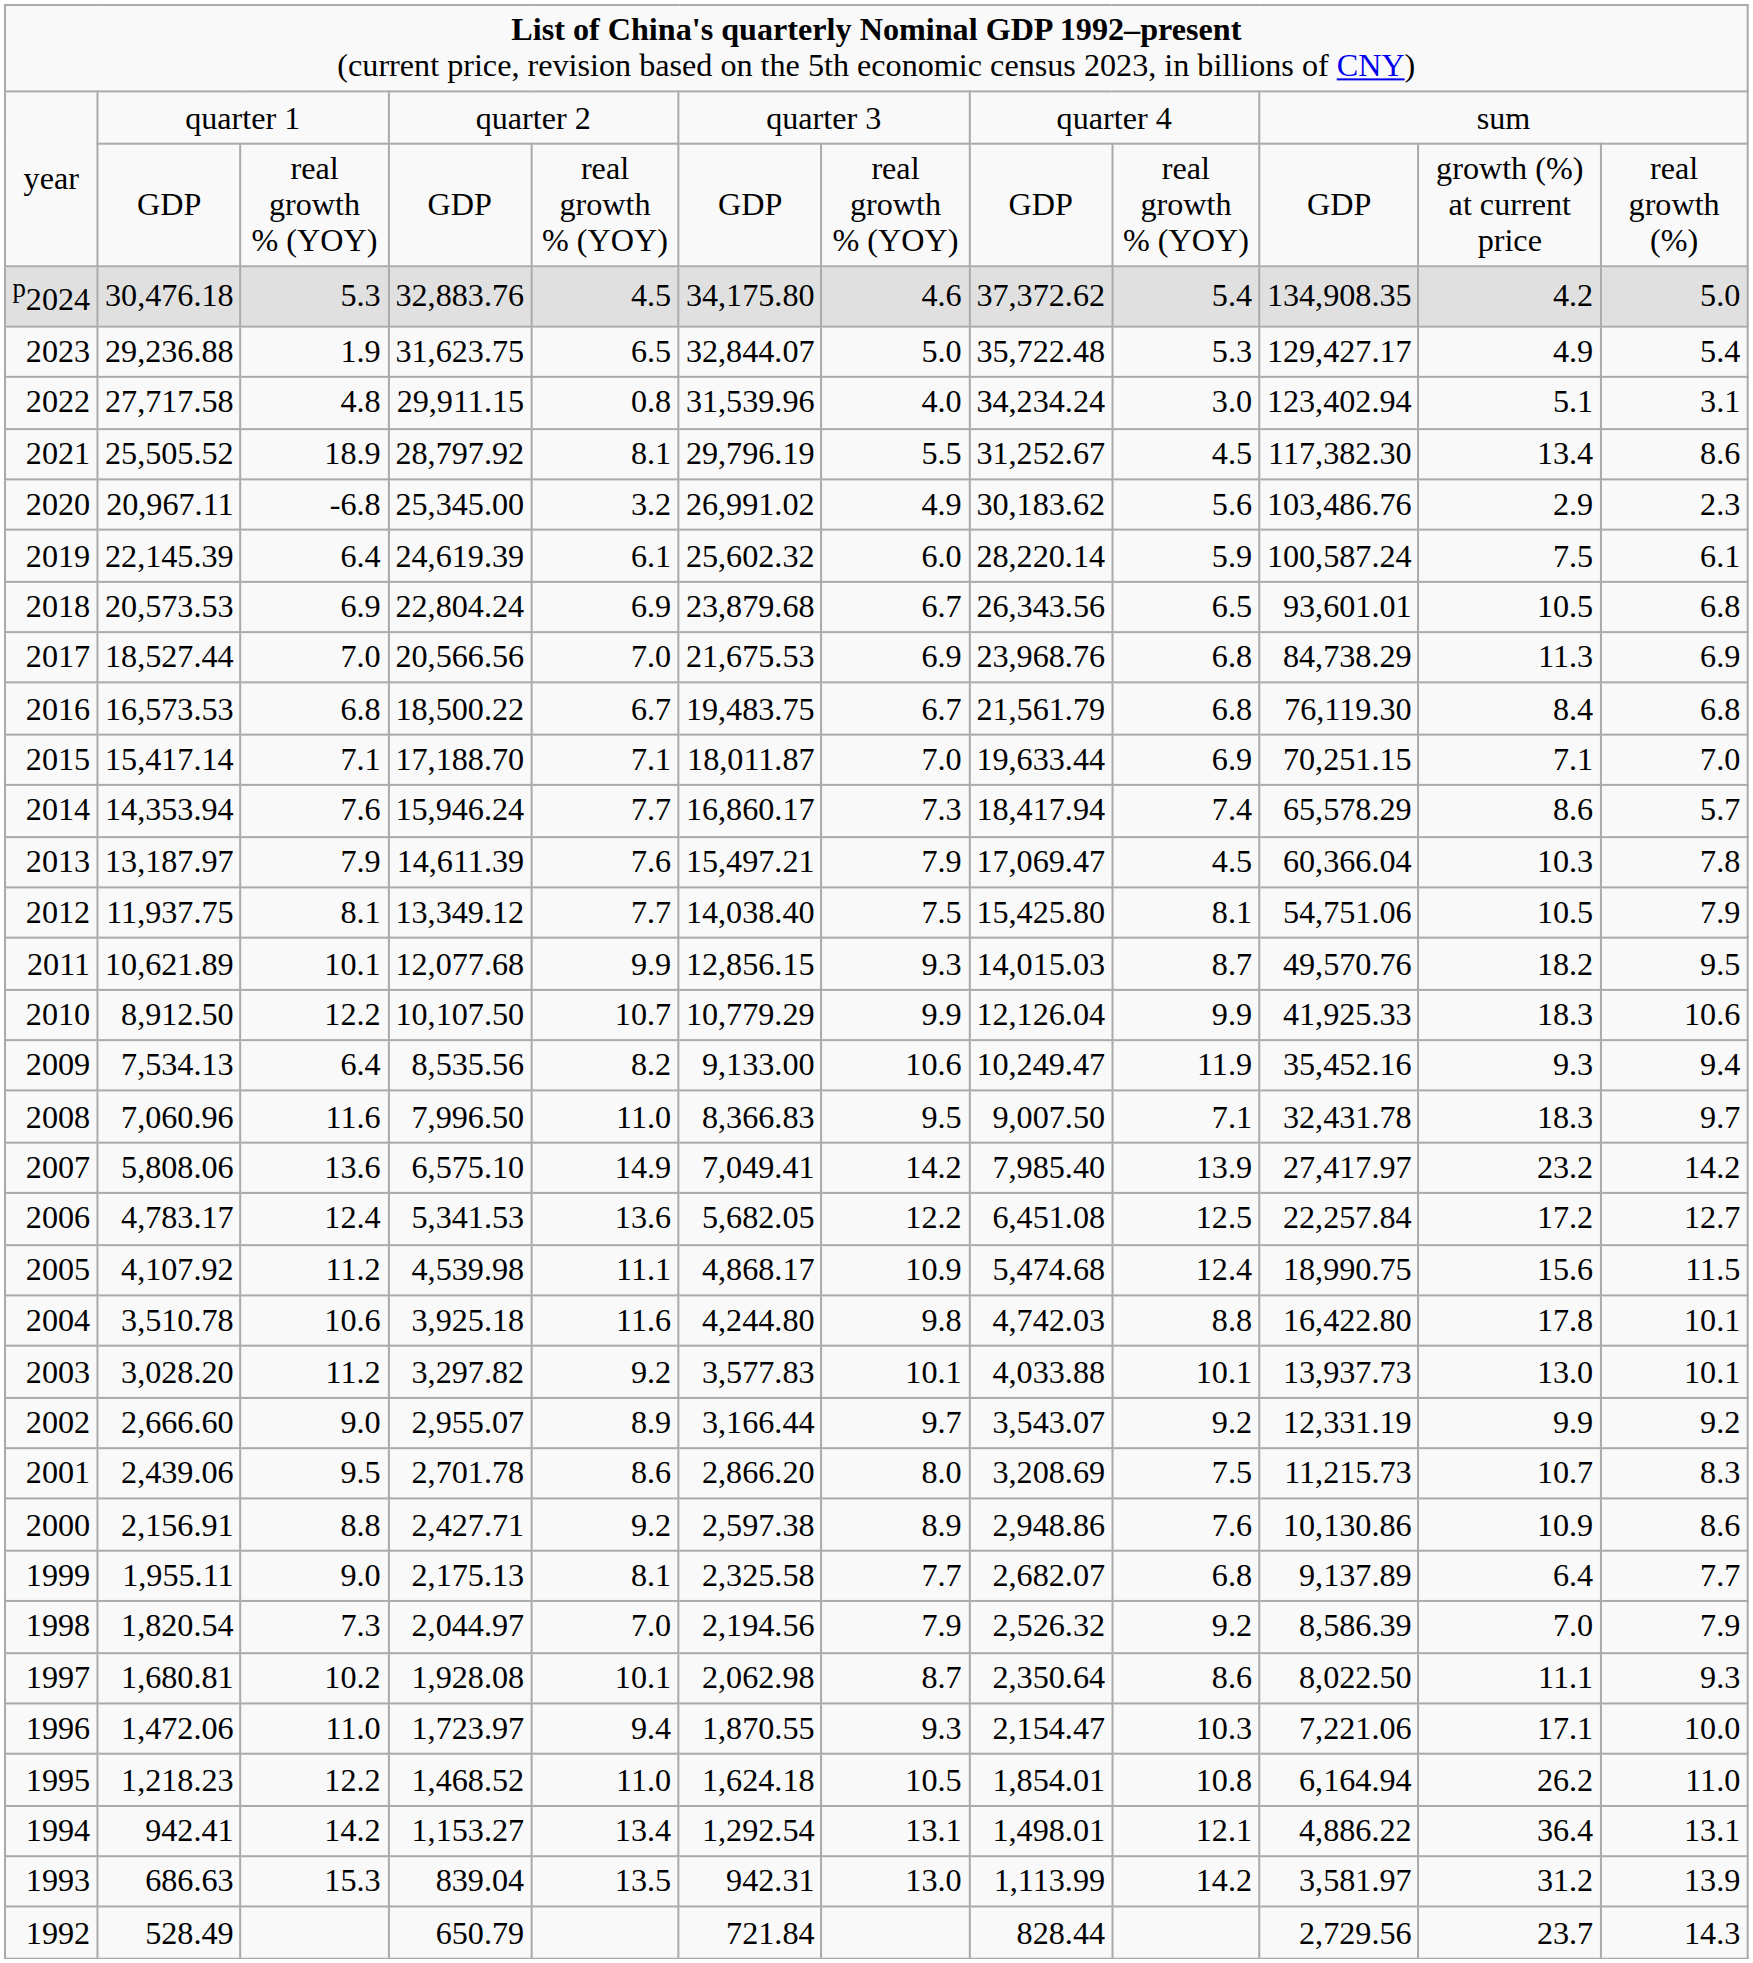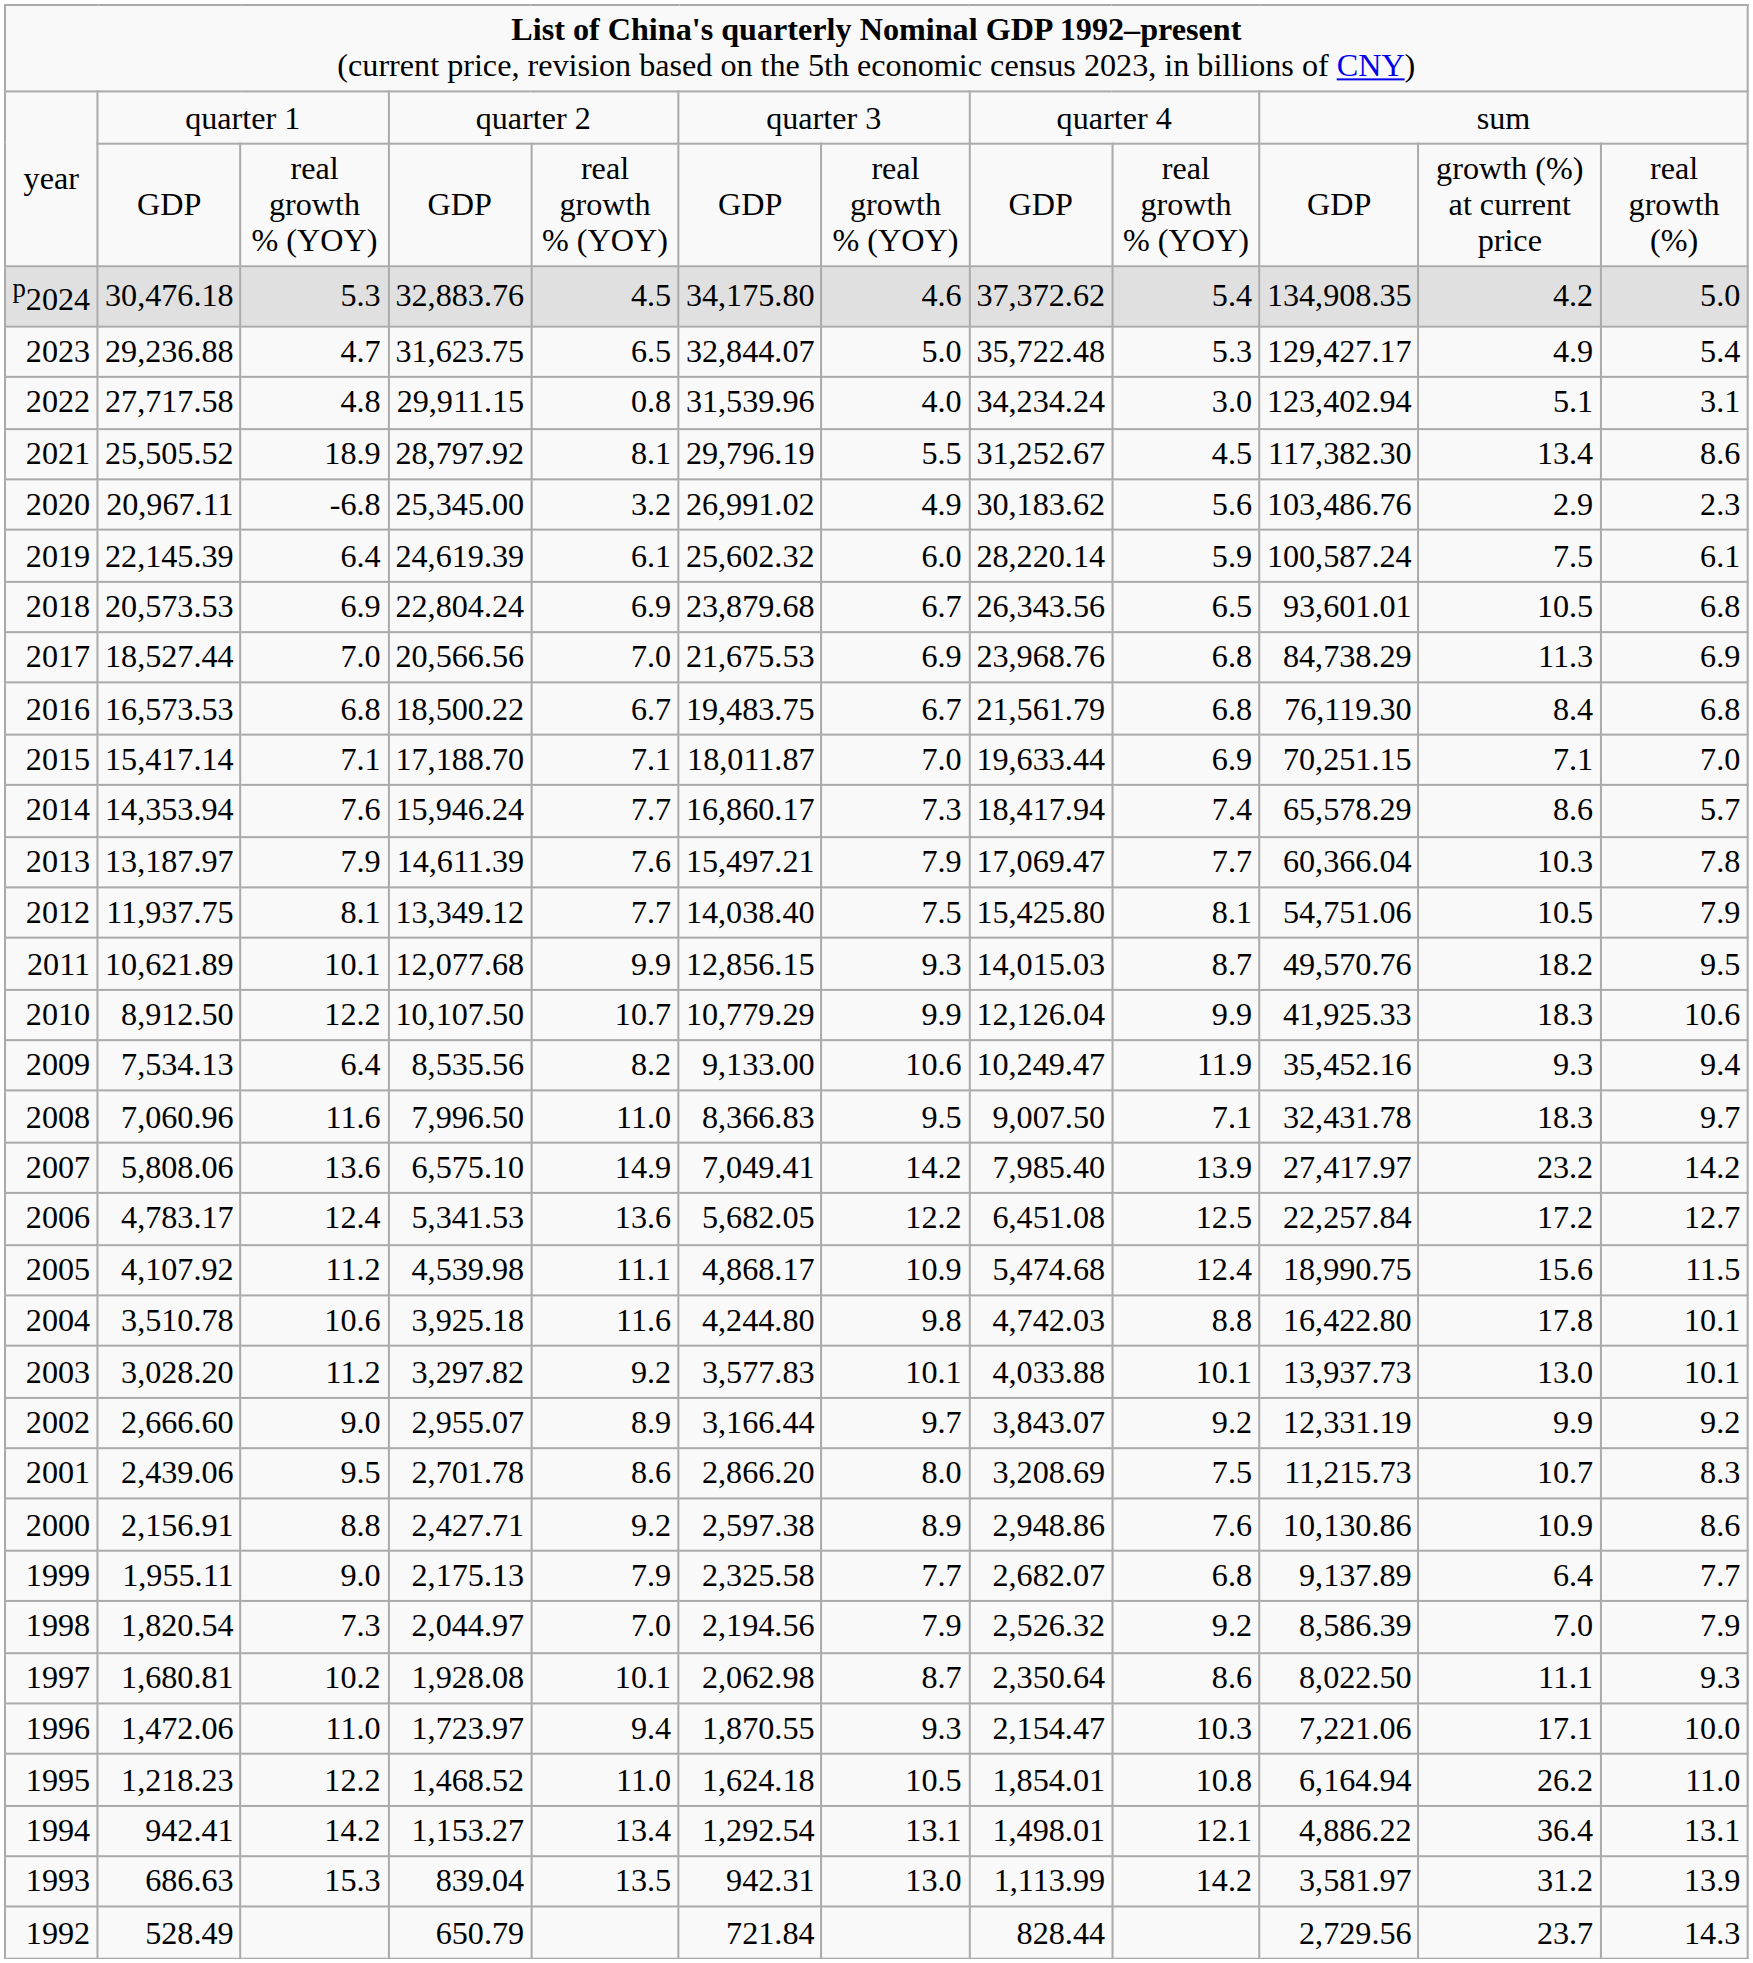(361, 351) 1.9 -> (361, 351) 4.7
(1232, 861) 4.5 -> (1232, 861) 7.7
(1049, 1422) 3,543.07 -> (1049, 1422) 3,843.07
(651, 1575) 8.1 -> (651, 1575) 7.9
